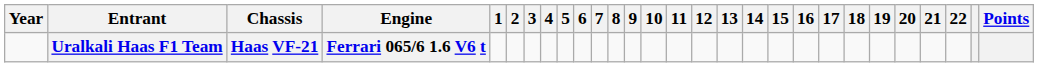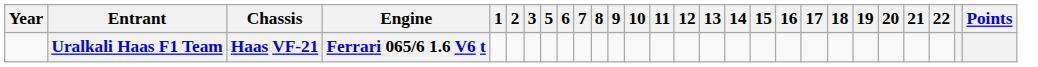- column: (549, 18)
